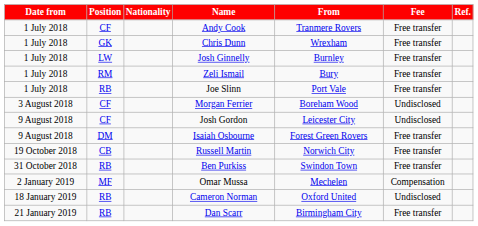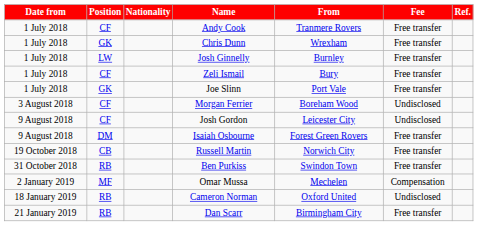(105, 74) RM -> (105, 74) CF
(105, 89) RB -> (105, 89) GK
